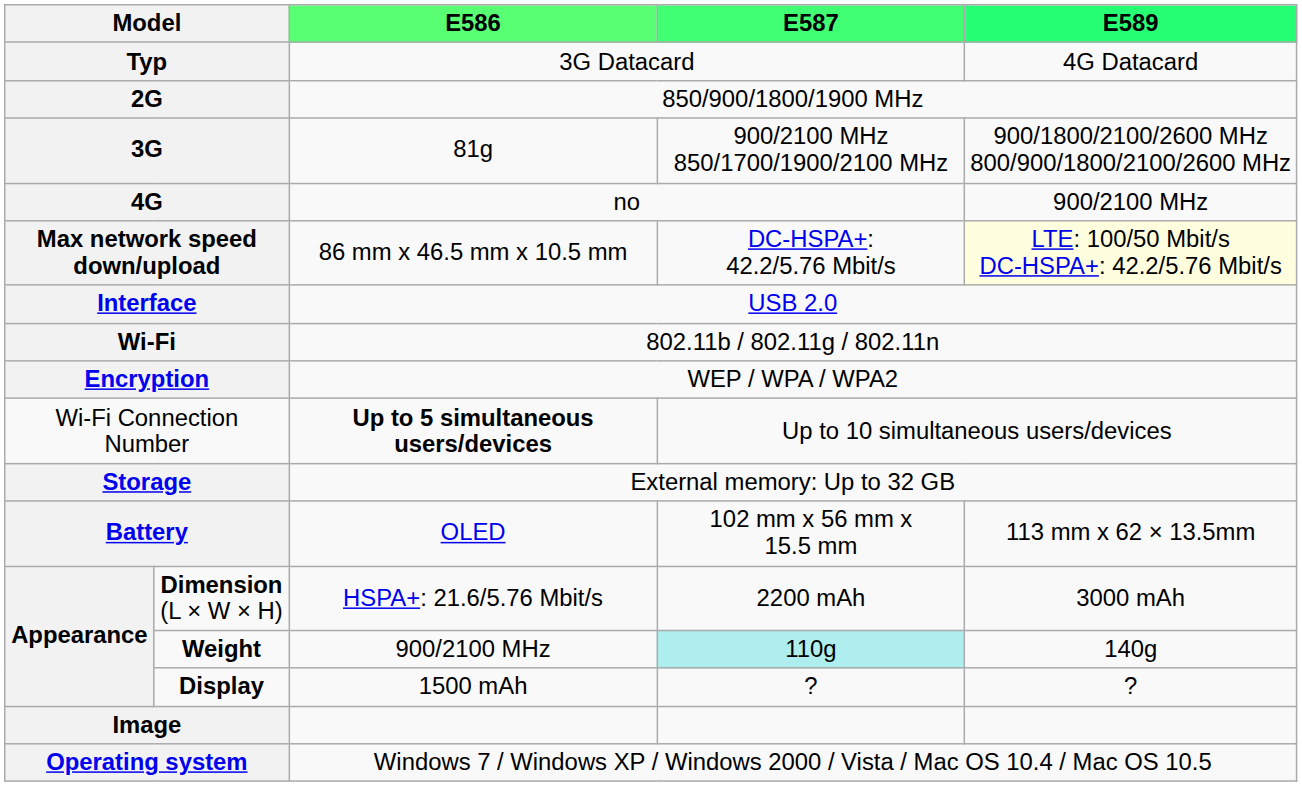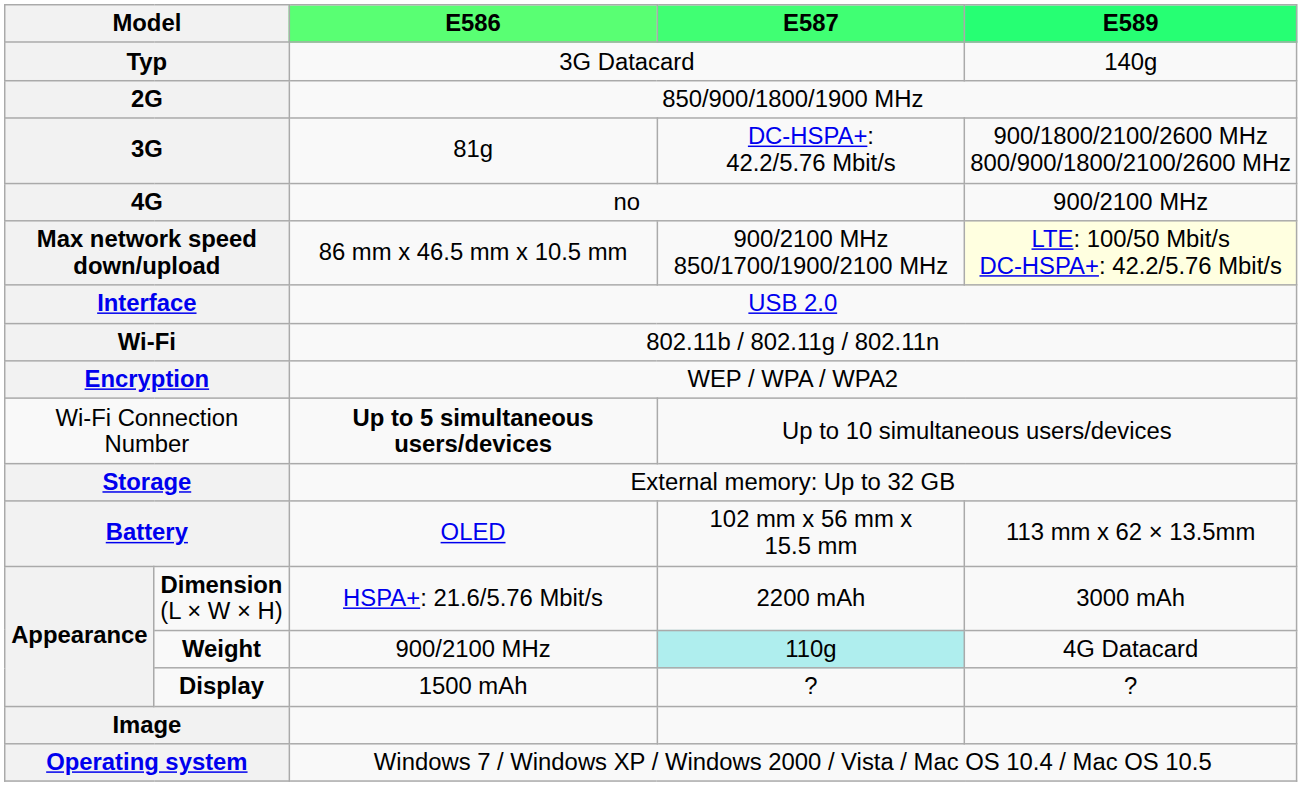(1131, 61) 4G Datacard -> (1131, 61) 140g
(811, 150) 900/2100 MHz 850/1700/1900/2100 MHz -> (811, 150) DC-HSPA+: 42.2/5.76 Mbit/s
(811, 252) DC-HSPA+: 42.2/5.76 Mbit/s -> (811, 252) 900/2100 MHz 850/1700/1900/2100 MHz
(1131, 649) 140g -> (1131, 649) 4G Datacard
